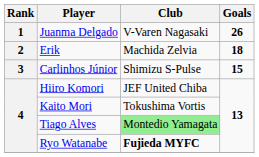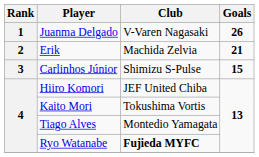(237, 50) 18 -> (237, 50) 21
(170, 124) lightgreen background -> (170, 124) no background
